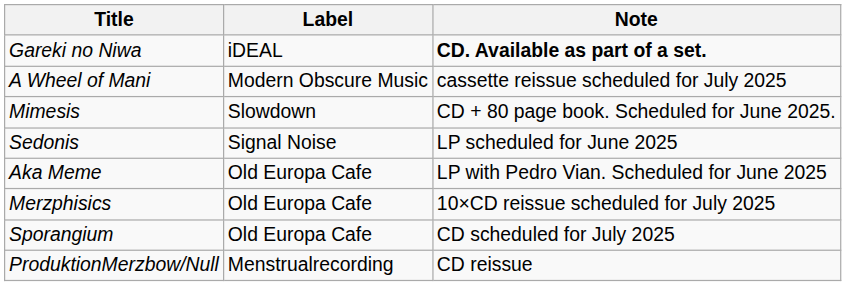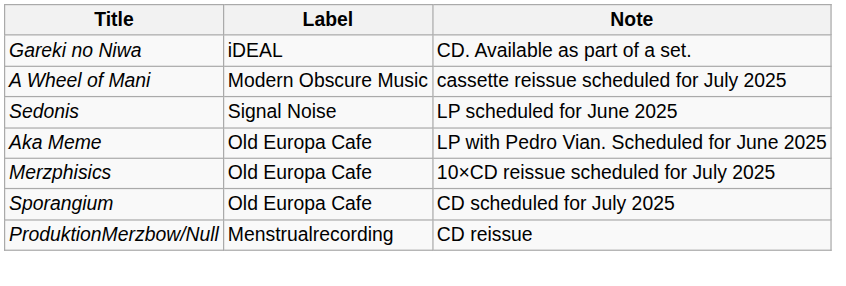(572, 50) bold -> (564, 50) normal
- row: (45, 111)
